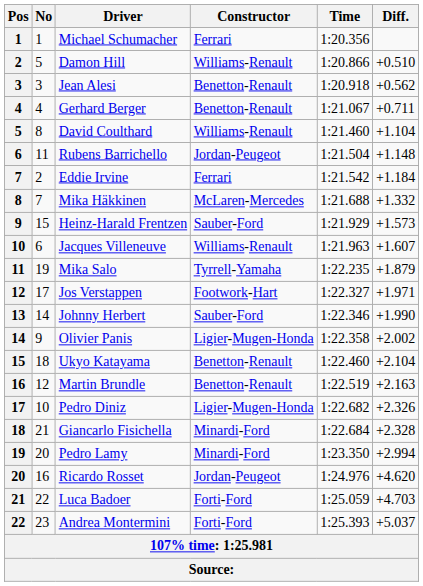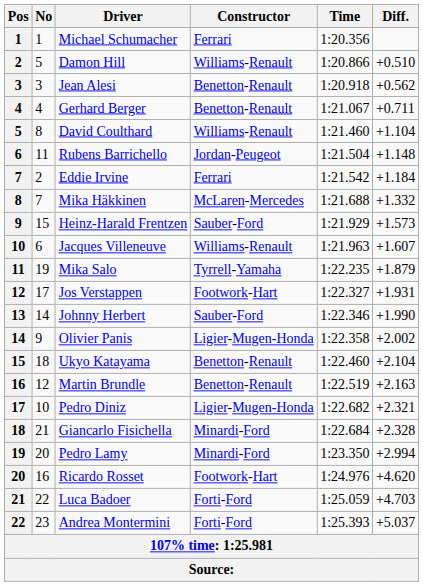(396, 292) +1.971 -> (396, 292) +1.931
(396, 408) +2.326 -> (396, 408) +2.321
(237, 477) Jordan-Peugeot -> (236, 477) Footwork-Hart
